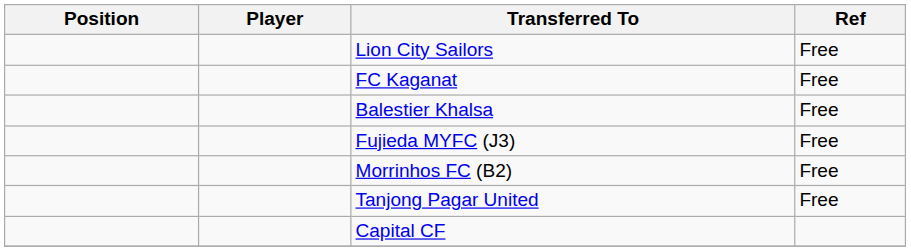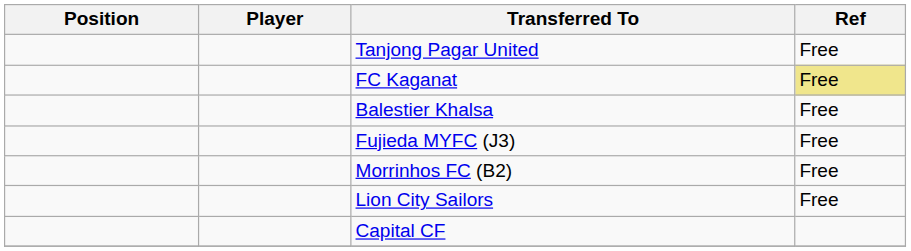rows swapped: (424, 49) <-> (447, 200)
(819, 79) no background -> (819, 79) khaki background
